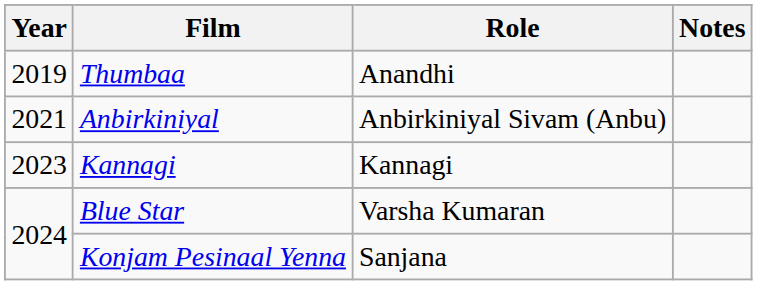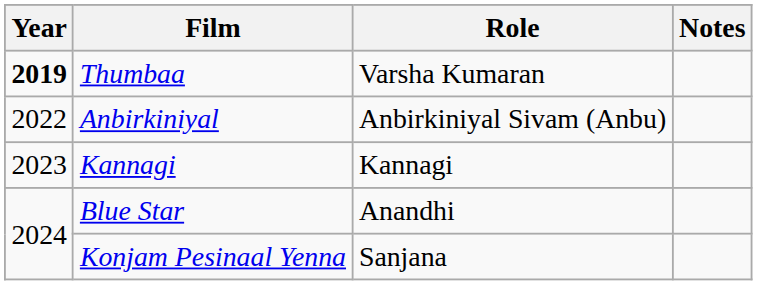(39, 73) normal -> (39, 73) bold
(407, 73) Anandhi -> (452, 73) Varsha Kumaran
(39, 119) 2021 -> (39, 119) 2022
(452, 211) Varsha Kumaran -> (407, 211) Anandhi
